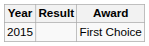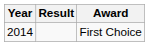(20, 32) 2015 -> (20, 32) 2014
